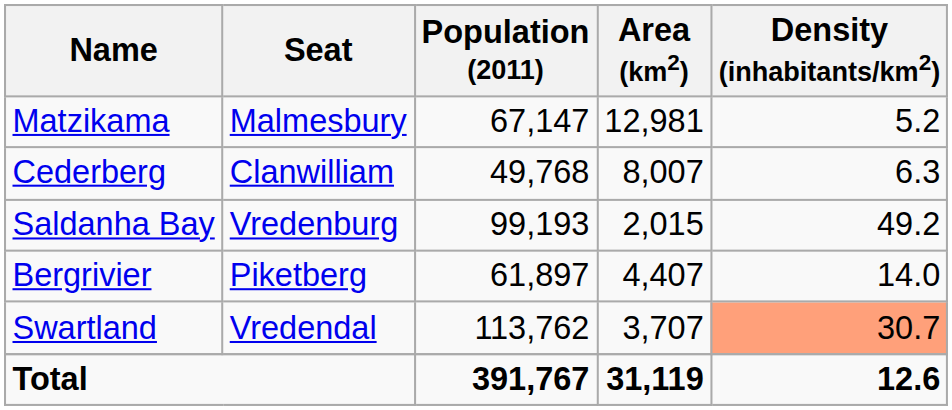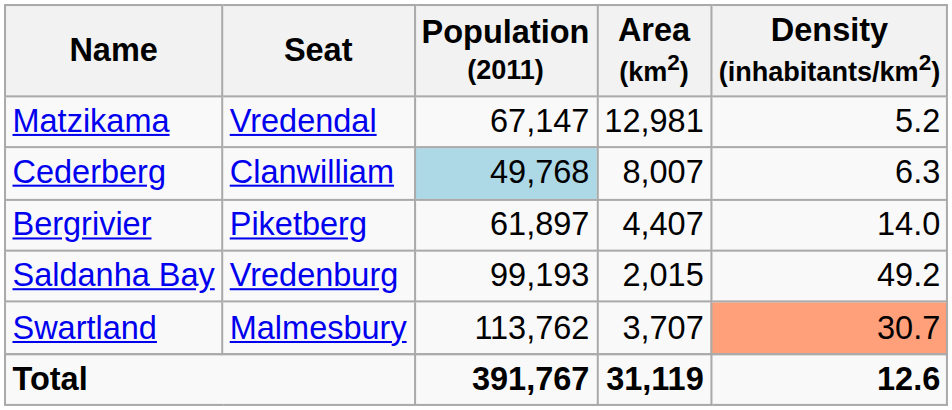(318, 121) Malmesbury -> (303, 121) Vredendal
(540, 172) no background -> (540, 172) lightblue background
rows swapped: (82, 275) <-> (114, 224)
(303, 327) Vredendal -> (318, 327) Malmesbury
